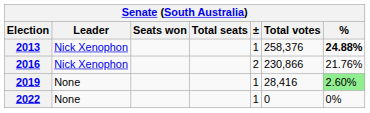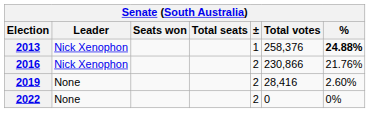(256, 82) 1 -> (256, 82) 2
(341, 82) lightgreen background -> (341, 82) no background
(256, 99) 1 -> (256, 99) 2
